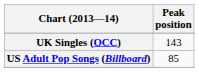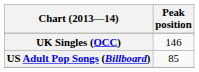(173, 42) 143 -> (173, 42) 146
